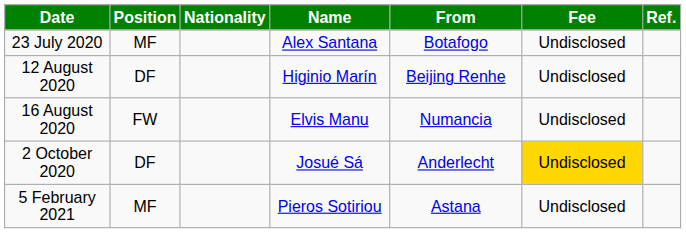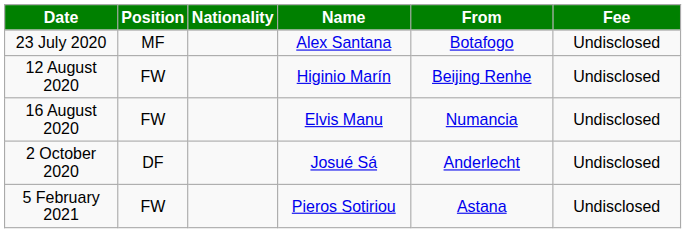- column: (661, 18)
(145, 77) DF -> (153, 77) FW
(582, 163) gold background -> (617, 163) no background
(145, 206) MF -> (153, 206) FW
